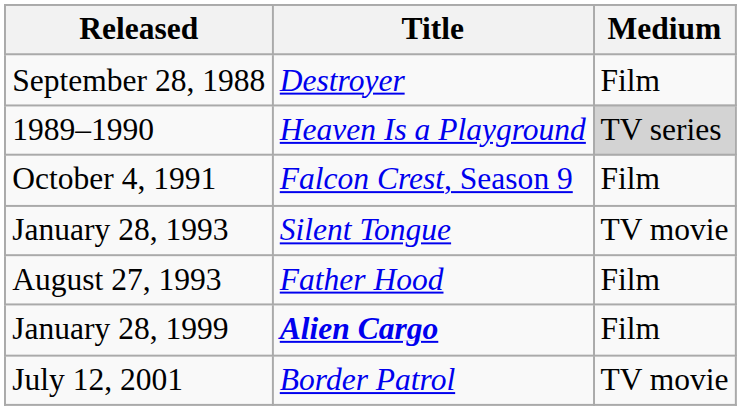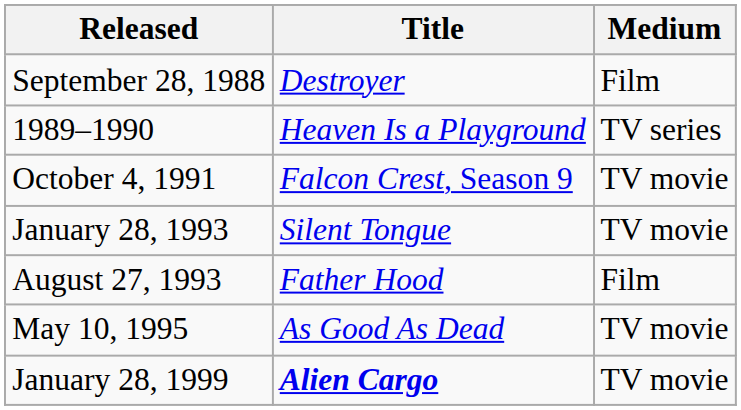(661, 129) lightgrey background -> (661, 129) no background
(630, 179) Film -> (664, 179) TV movie
+ row: (100, 329)
(630, 329) Film -> (664, 379) TV movie
- row: (98, 379)
